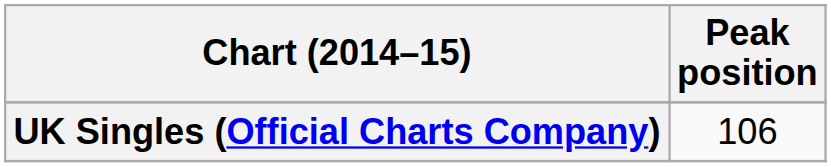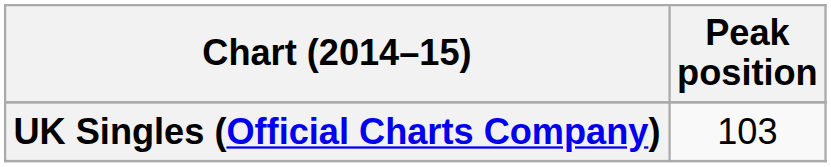(747, 131) 106 -> (747, 131) 103
